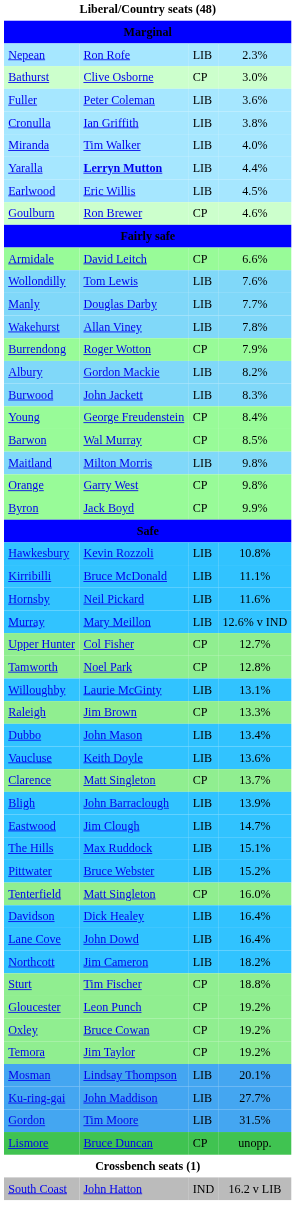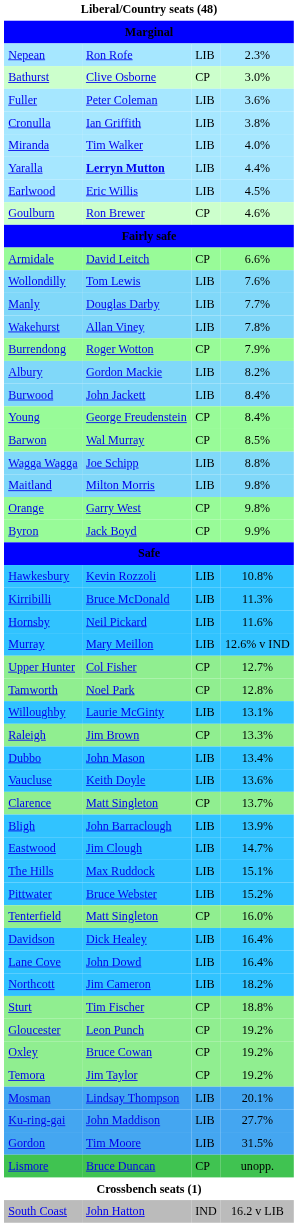(255, 394) 8.3% -> (257, 394) 8.4%
+ row: (43, 462)
(255, 576) 11.1% -> (257, 598) 11.3%
